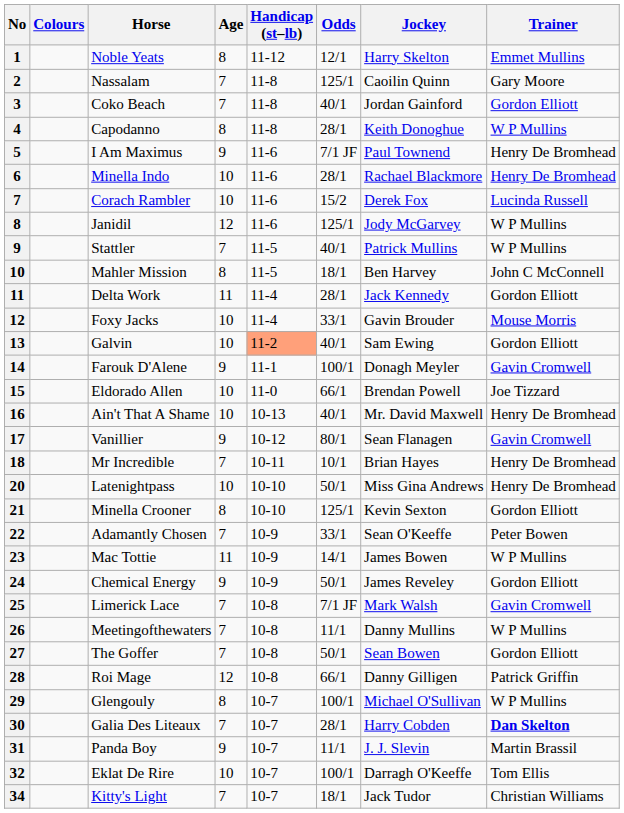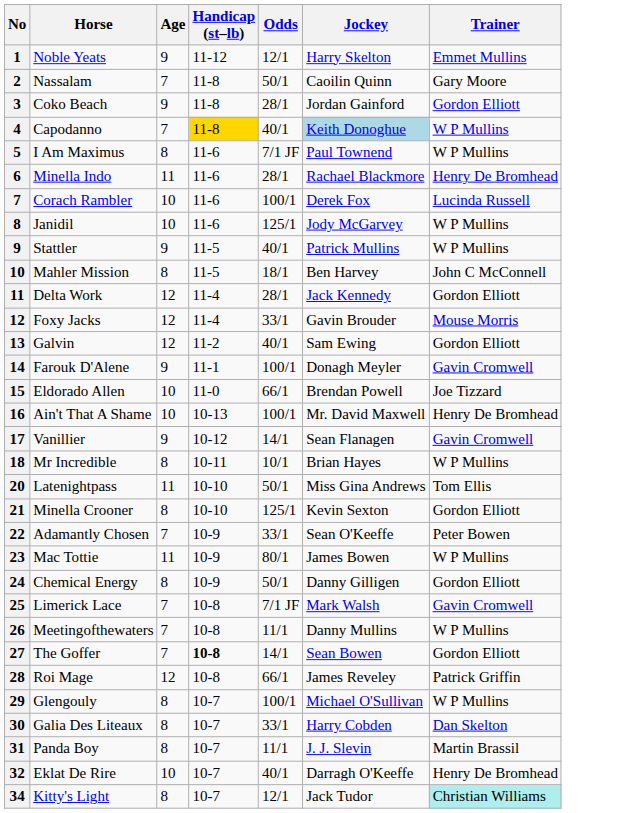- column: (59, 24)
(222, 57) 8 -> (164, 57) 9
(337, 81) 125/1 -> (275, 81) 50/1
(222, 104) 7 -> (164, 104) 9
(333, 104) 40/1 -> (275, 104) 28/1
(222, 128) 8 -> (164, 128) 7
(264, 128) no background -> (206, 128) gold background
(333, 128) 28/1 -> (275, 128) 40/1
(414, 128) no background -> (356, 128) lightblue background
(222, 152) 9 -> (164, 152) 8
(553, 152) Henry De Bromhead -> (471, 152) W P Mullins
(226, 176) 10 -> (168, 176) 11
(333, 200) 15/2 -> (279, 200) 100/1
(226, 224) 12 -> (168, 224) 10
(222, 248) 7 -> (164, 248) 9
(226, 295) 11 -> (168, 295) 12
(226, 319) 10 -> (168, 319) 12
(226, 343) 10 -> (168, 343) 12
(264, 343) lightsalmon background -> (206, 343) no background
(333, 414) 40/1 -> (279, 414) 100/1
(333, 438) 80/1 -> (275, 438) 14/1
(222, 462) 7 -> (164, 462) 8
(553, 462) Henry De Bromhead -> (471, 462) W P Mullins
(226, 486) 10 -> (168, 486) 11
(553, 486) Henry De Bromhead -> (462, 486) Tom Ellis
(333, 558) 14/1 -> (275, 558) 80/1
(222, 581) 9 -> (164, 581) 8
(409, 581) James Reveley -> (353, 581) Danny Gilligen
(264, 653) normal -> (206, 653) bold
(333, 653) 50/1 -> (275, 653) 14/1
(411, 677) Danny Gilligen -> (351, 677) James Reveley
(222, 725) 7 -> (164, 725) 8
(333, 725) 28/1 -> (275, 725) 33/1
(530, 725) bold -> (470, 725) normal
(222, 748) 9 -> (164, 748) 8
(337, 772) 100/1 -> (275, 772) 40/1
(520, 772) Tom Ellis -> (495, 772) Henry De Bromhead
(222, 796) 7 -> (164, 796) 8
(333, 796) 18/1 -> (275, 796) 12/1
(547, 796) no background -> (489, 796) paleturquoise background
